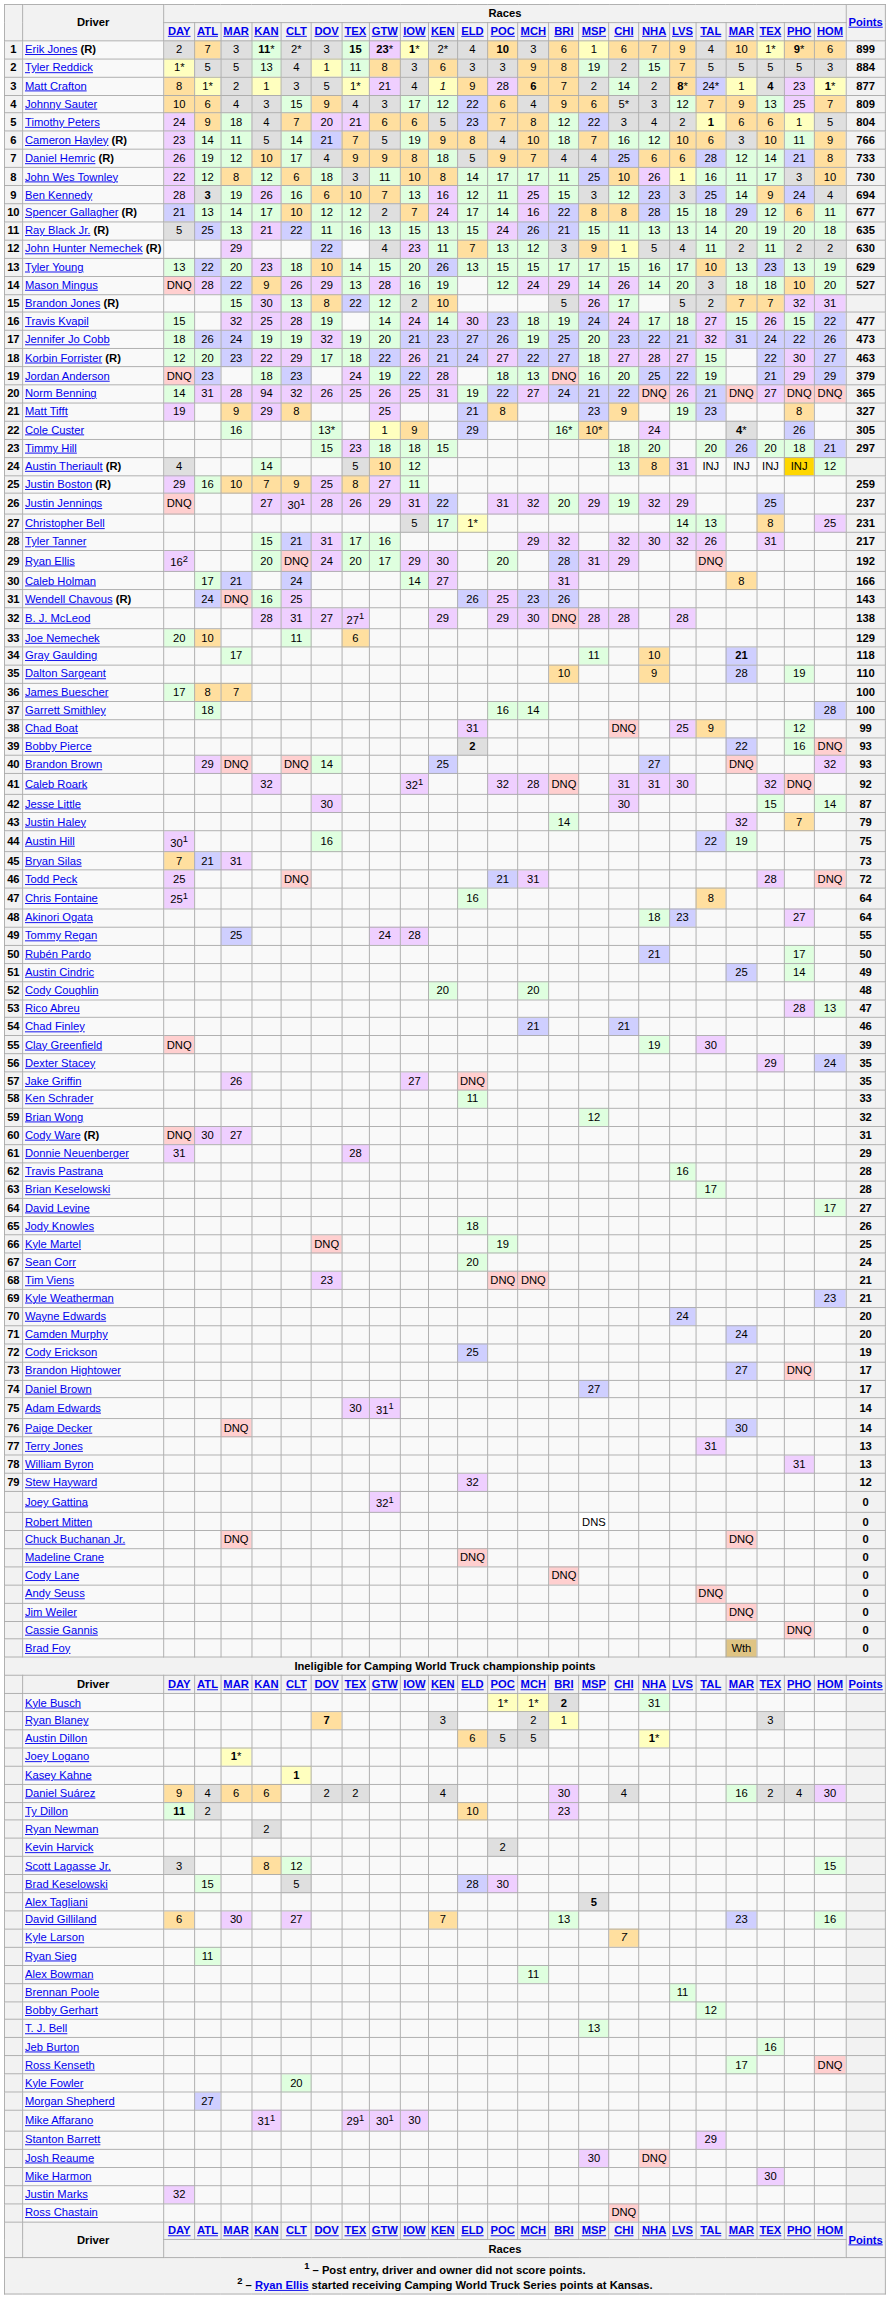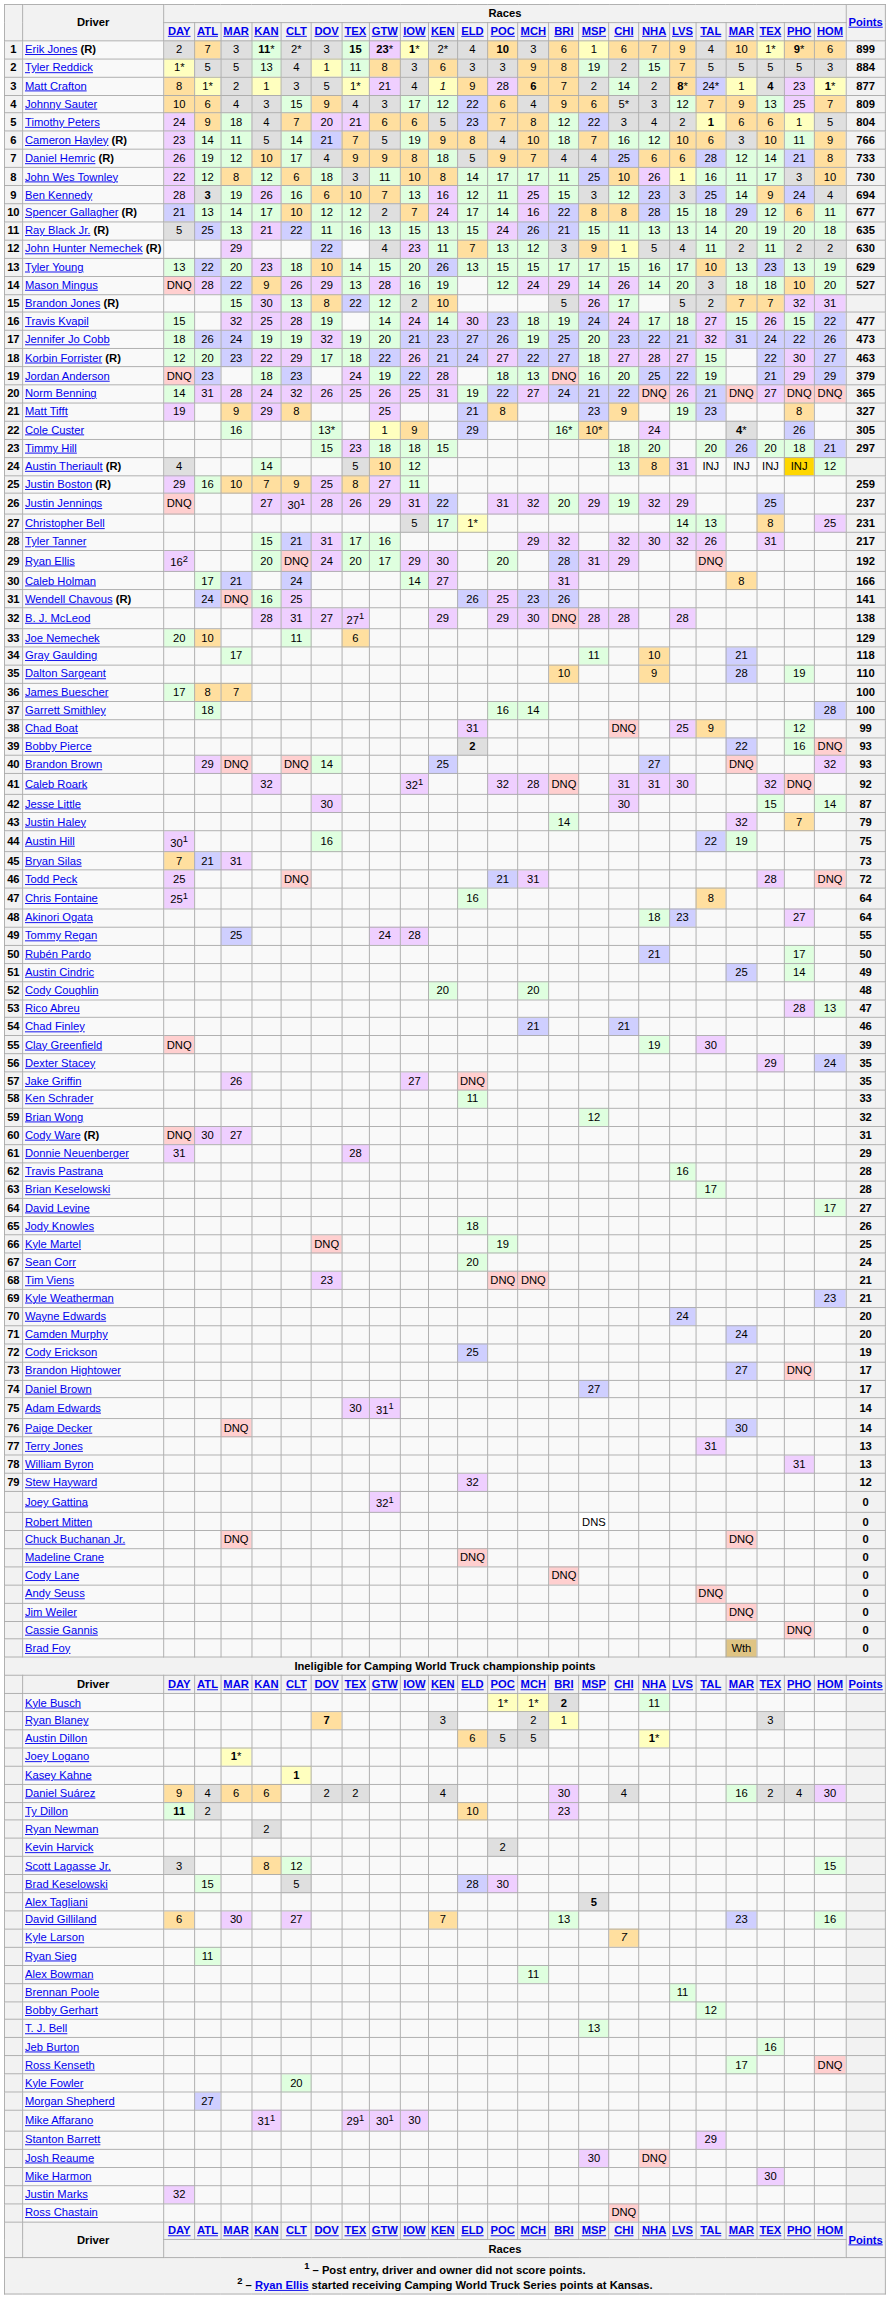(266, 394) 94 -> (266, 394) 24
(866, 599) 143 -> (866, 599) 141
(741, 656) bold -> (741, 656) normal
(654, 1703) 31 -> (654, 1703) 11
